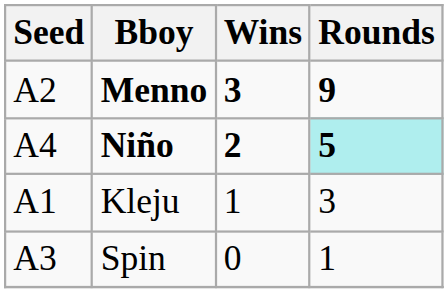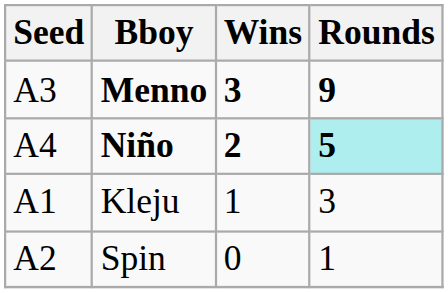(35, 88) A2 -> (35, 88) A3
(35, 257) A3 -> (35, 257) A2
